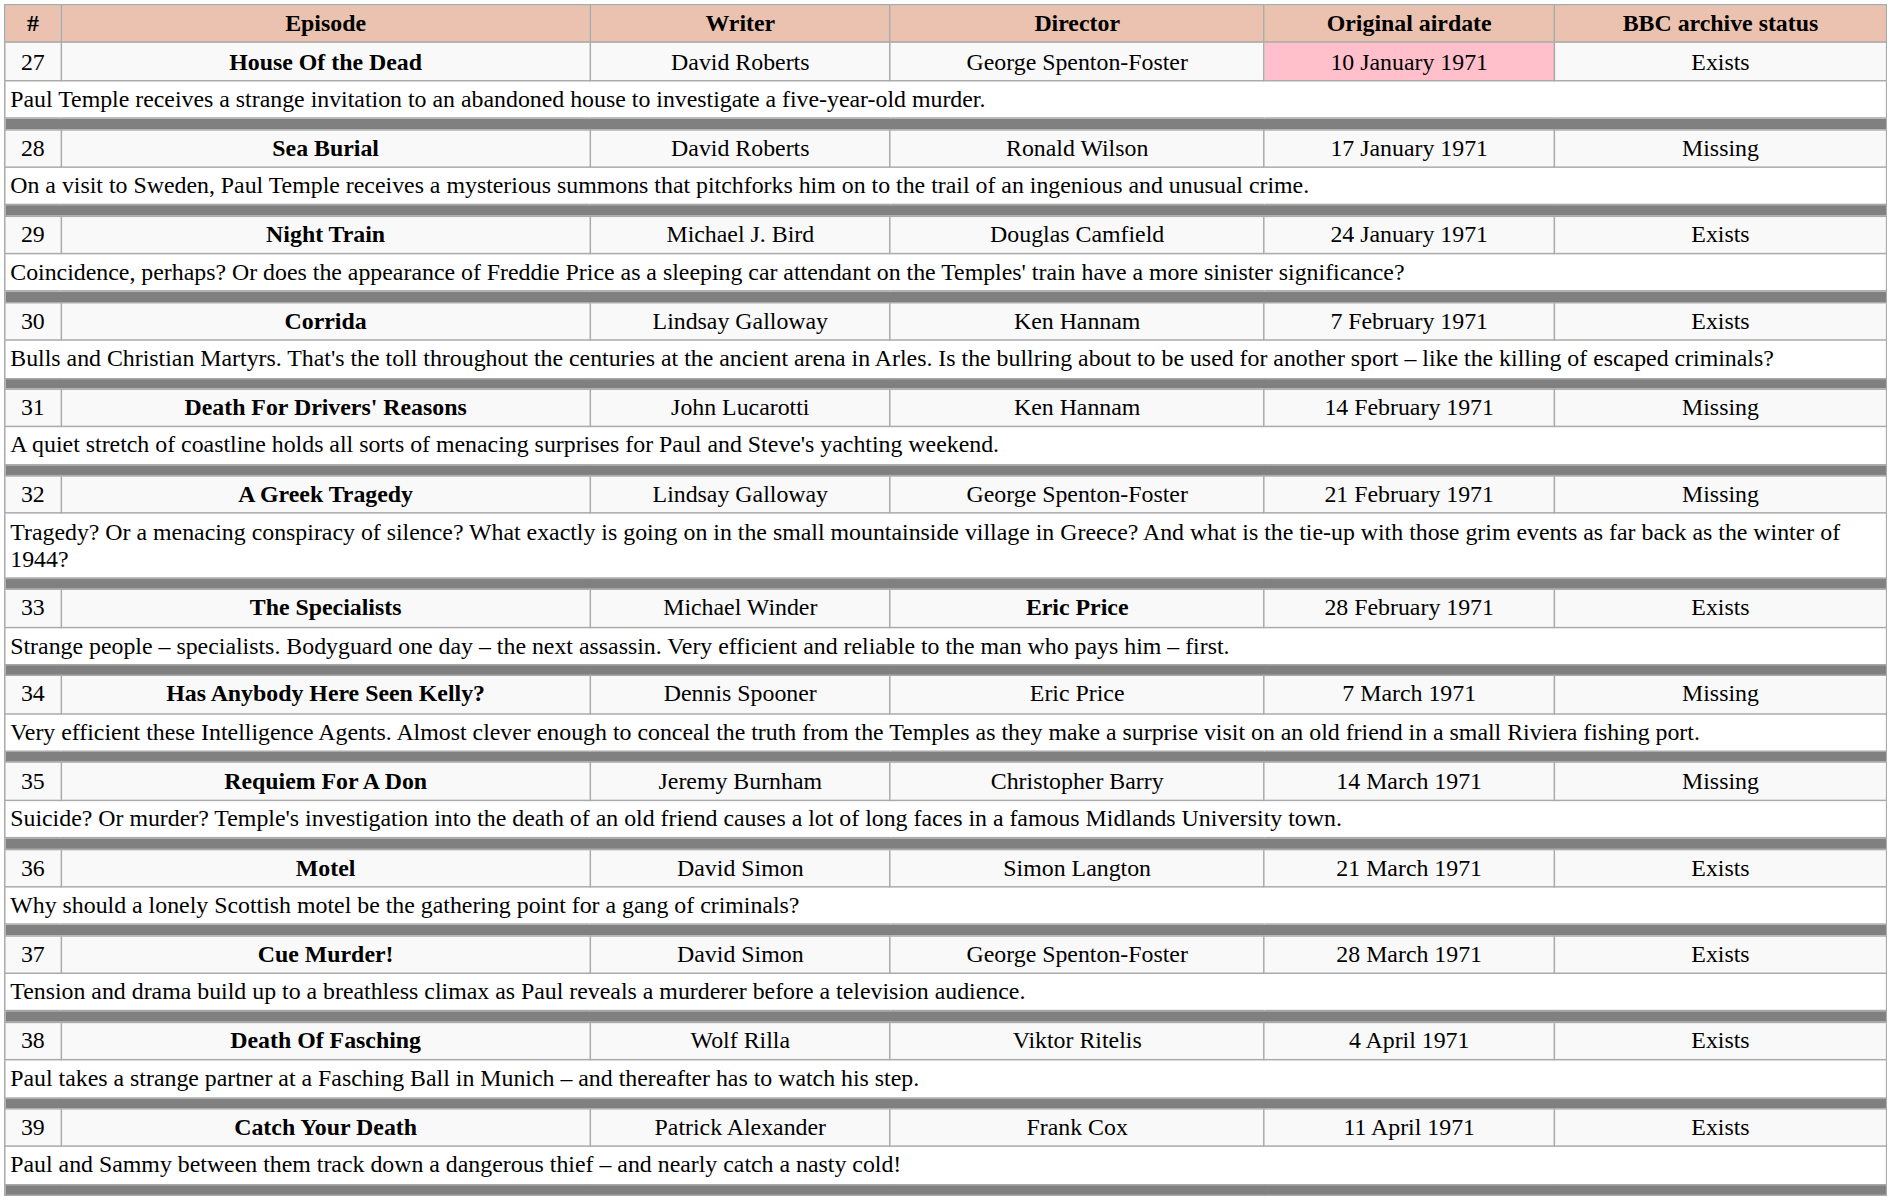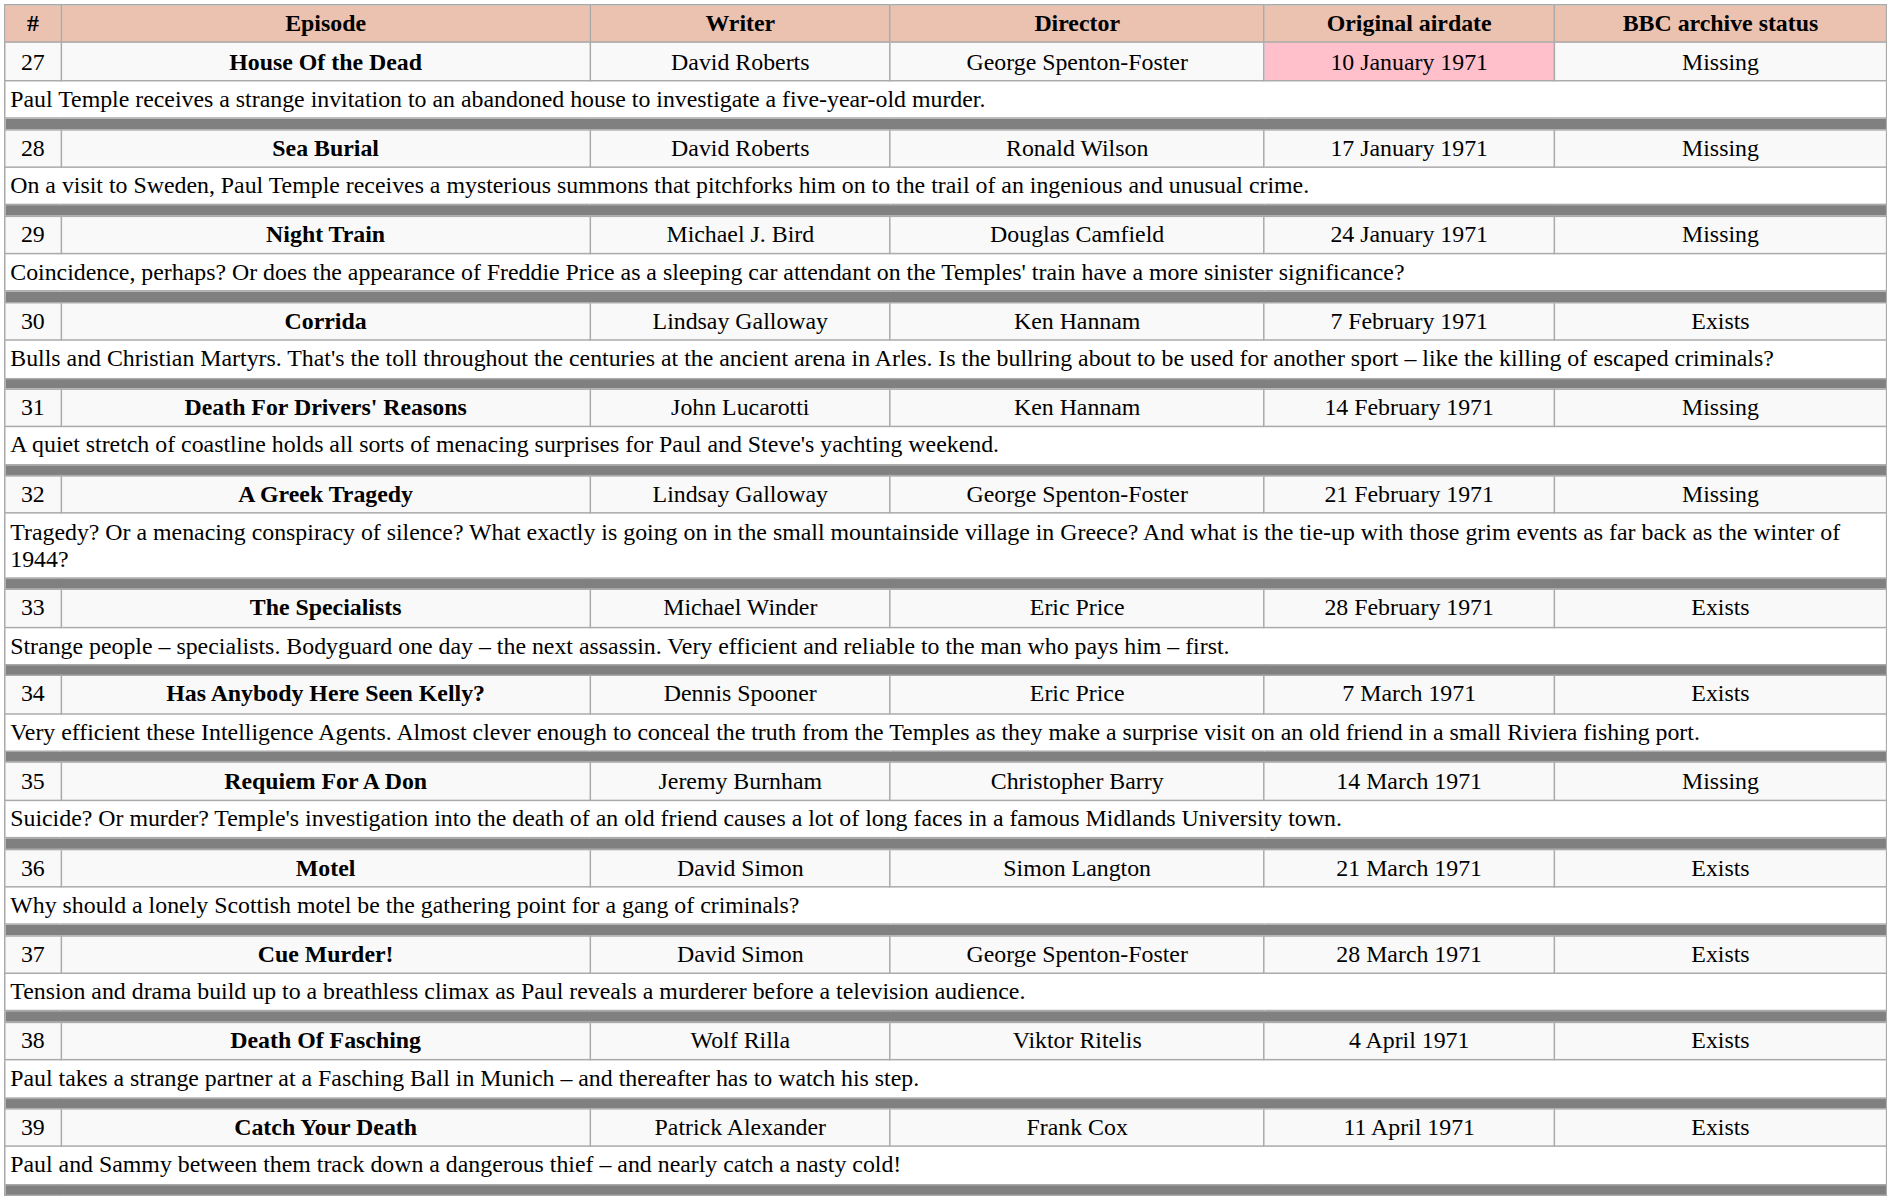(1720, 61) Exists -> (1720, 61) Missing
(1720, 234) Exists -> (1720, 234) Missing
(1077, 607) bold -> (1077, 607) normal
(1720, 694) Missing -> (1720, 694) Exists
